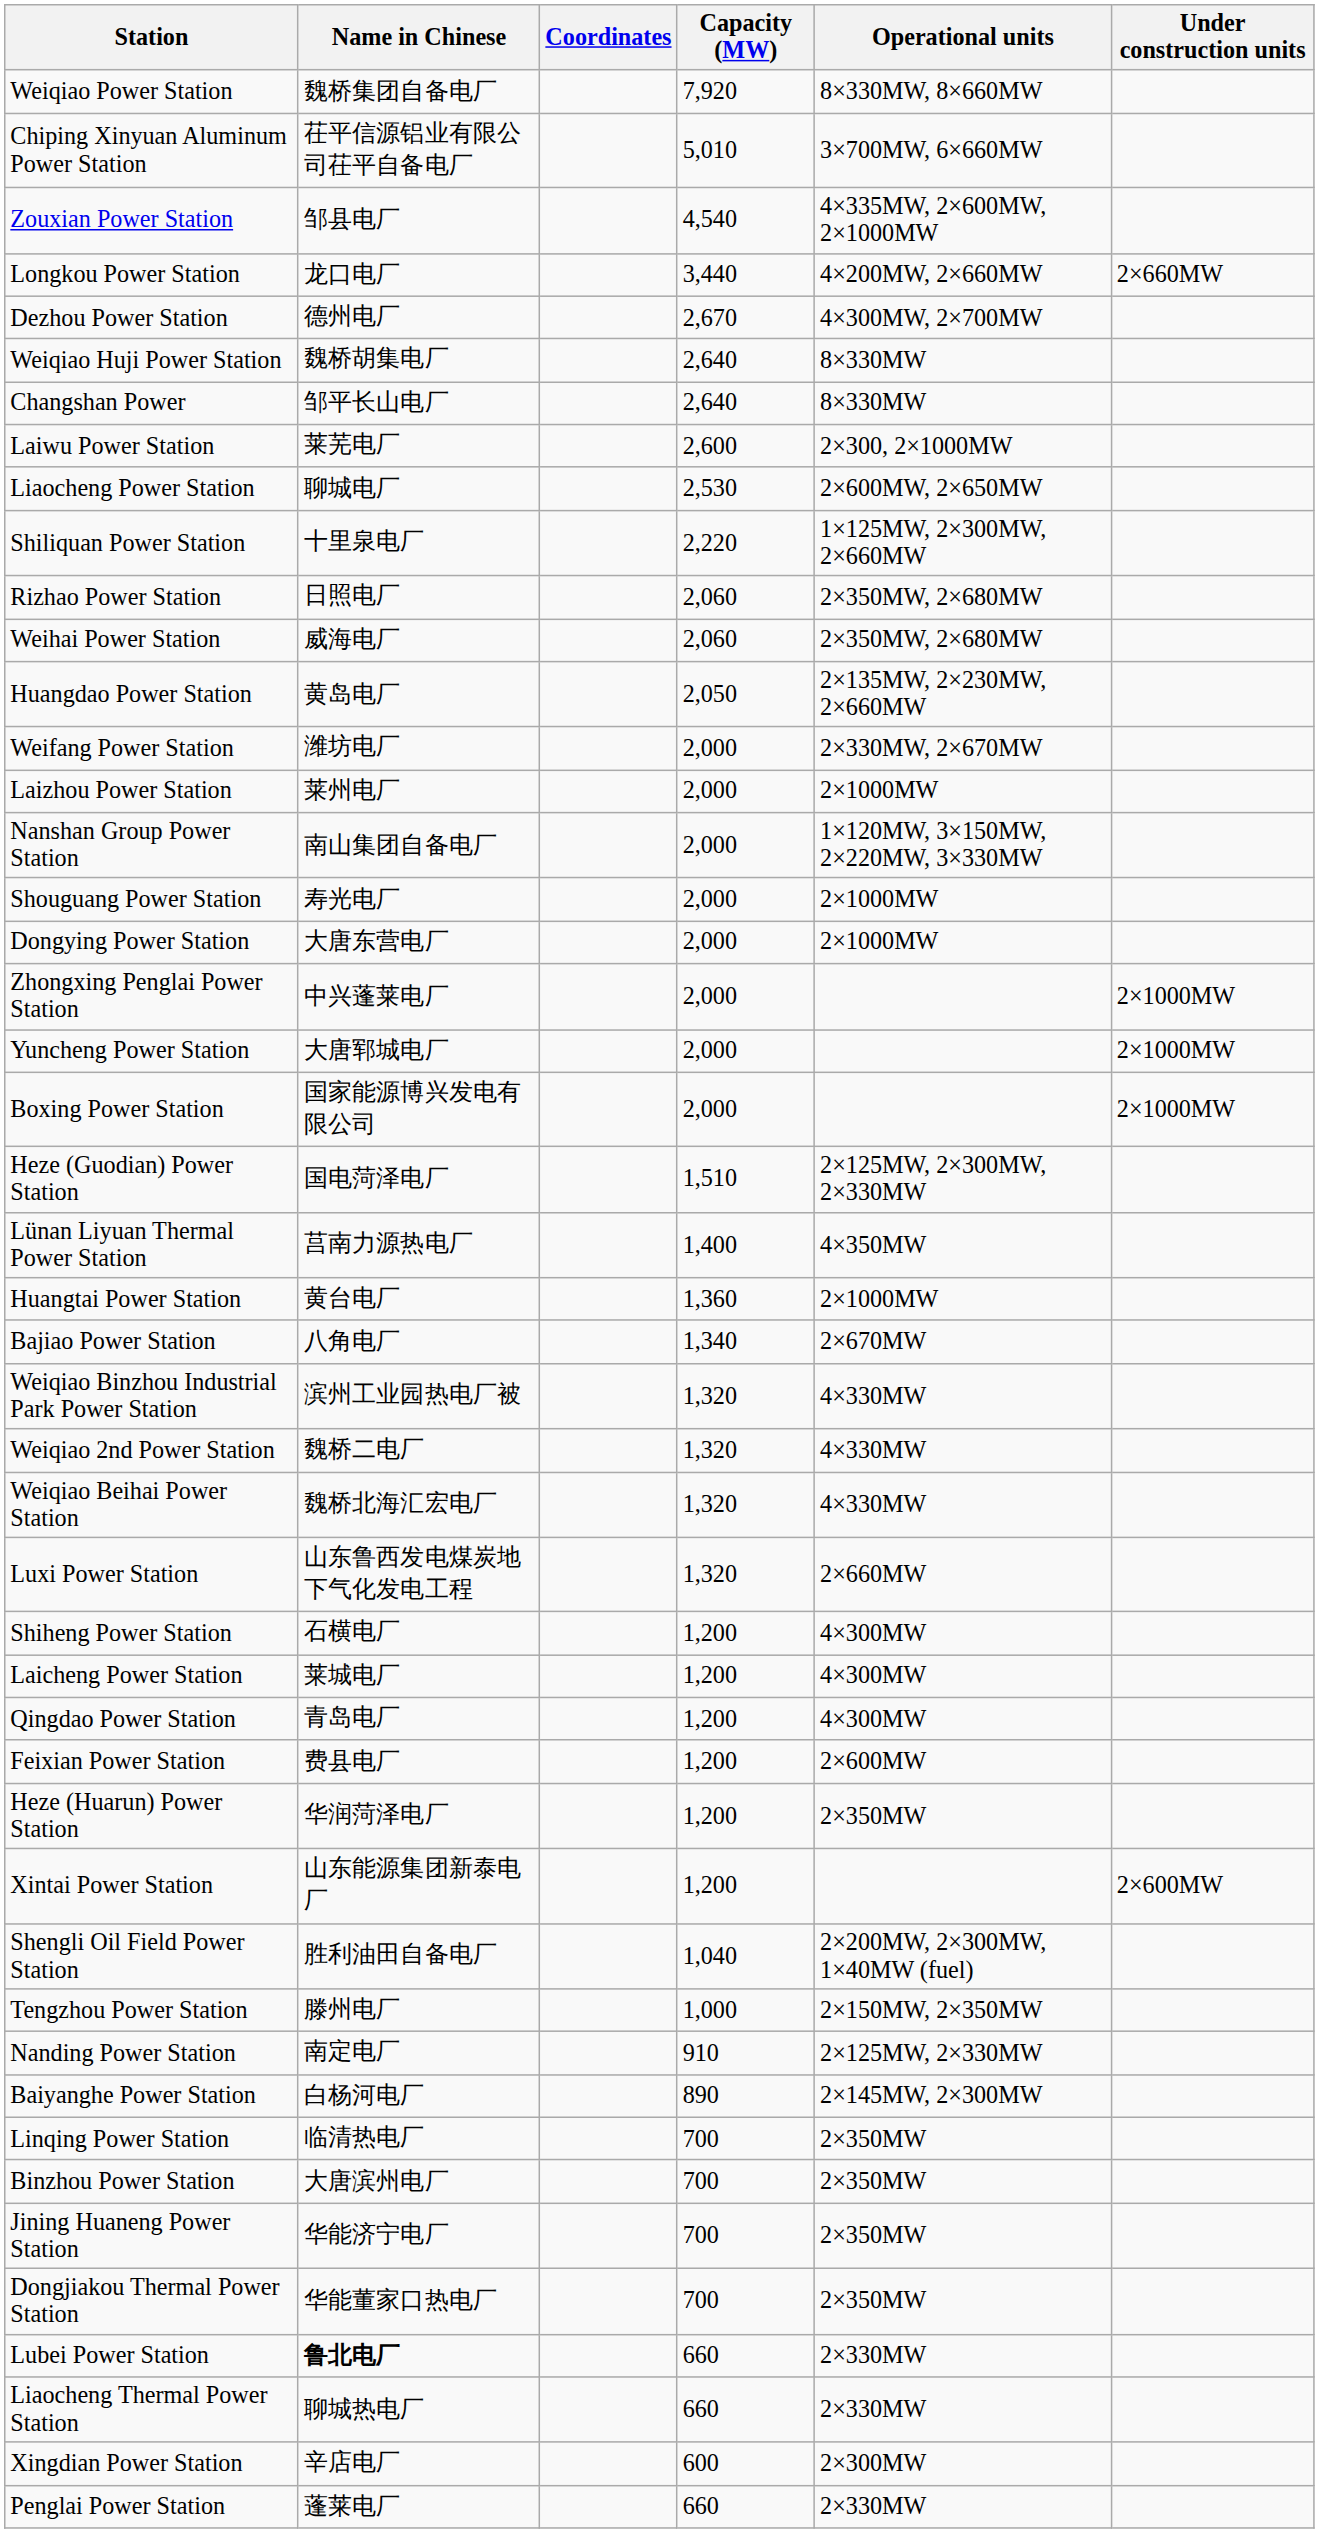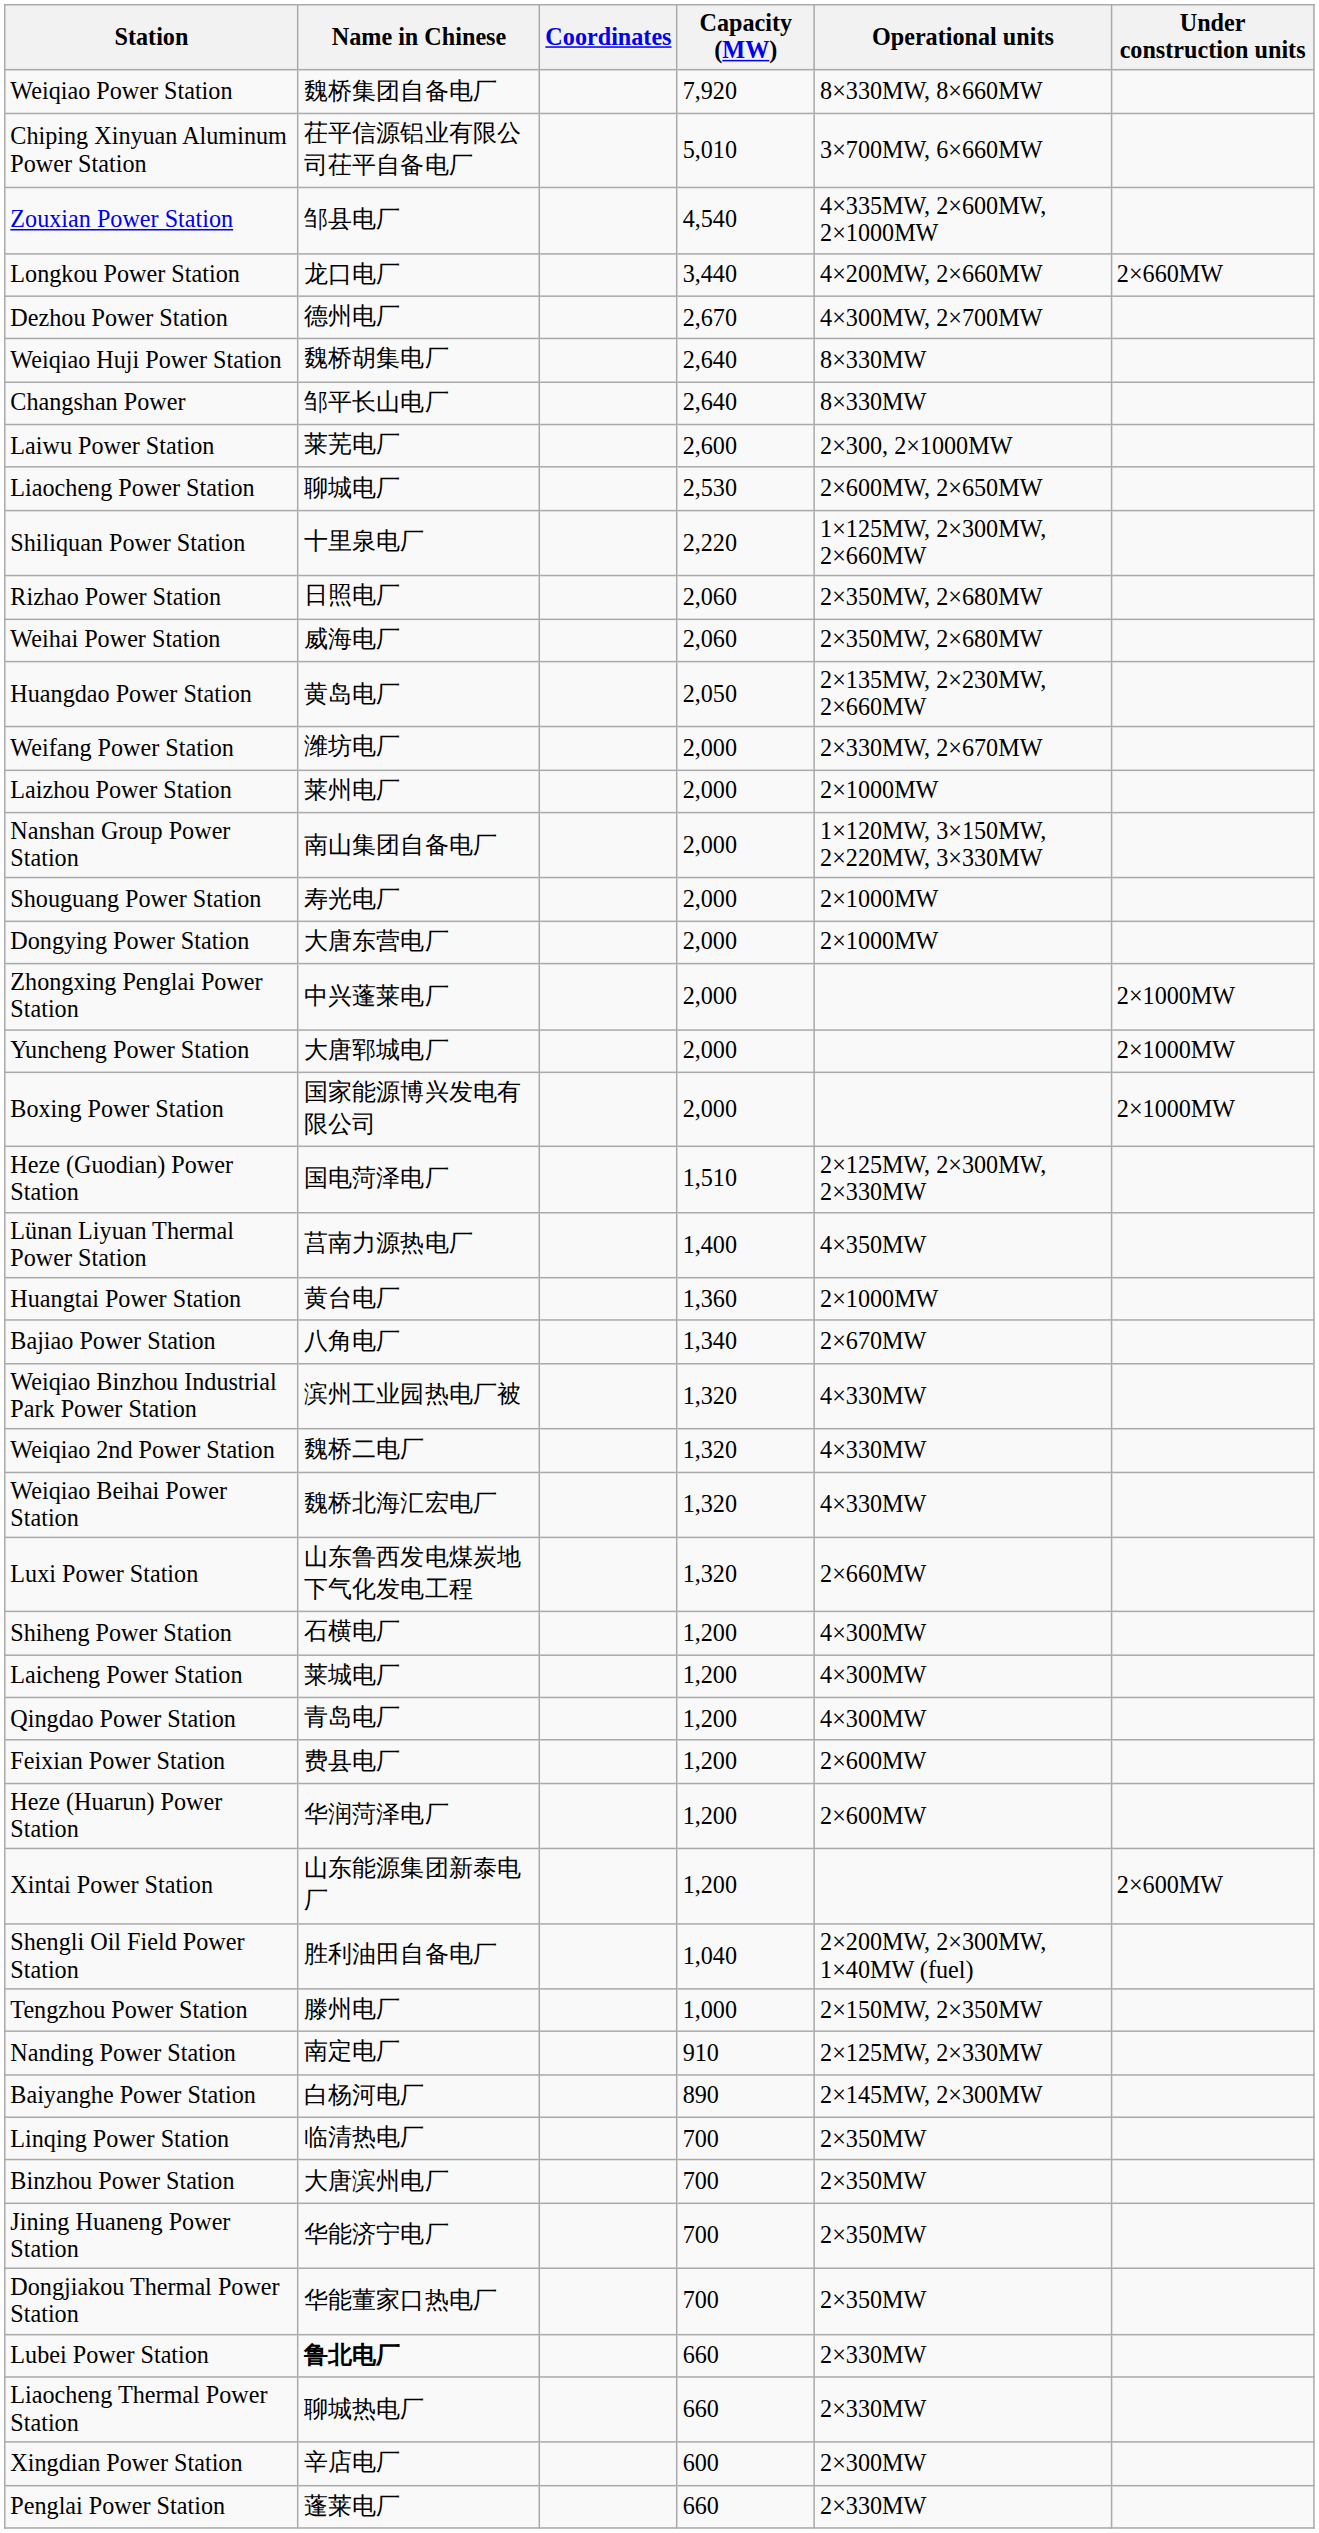(873, 1815) 2×350MW -> (873, 1815) 2×600MW
